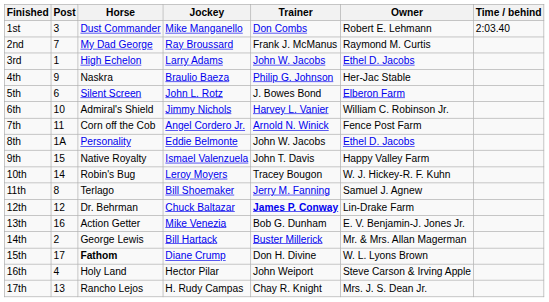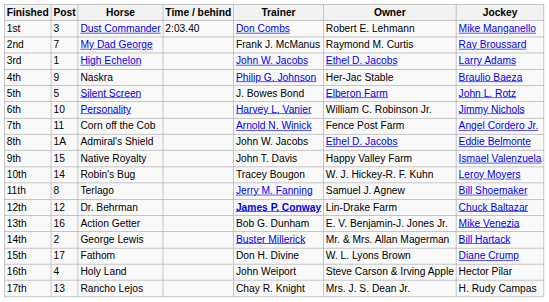columns swapped: (207, 12) <-> (509, 12)
(56, 93) 6 -> (56, 93) 5
(117, 110) Admiral's Shield -> (106, 110) Personality
(106, 142) Personality -> (117, 142) Admiral's Shield
(99, 256) bold -> (98, 256) normal
